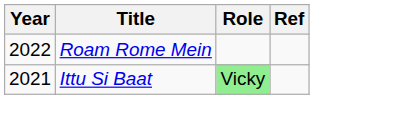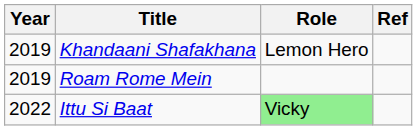+ row: (158, 49)
(30, 49) 2022 -> (30, 79) 2019
(30, 79) 2021 -> (30, 109) 2022
